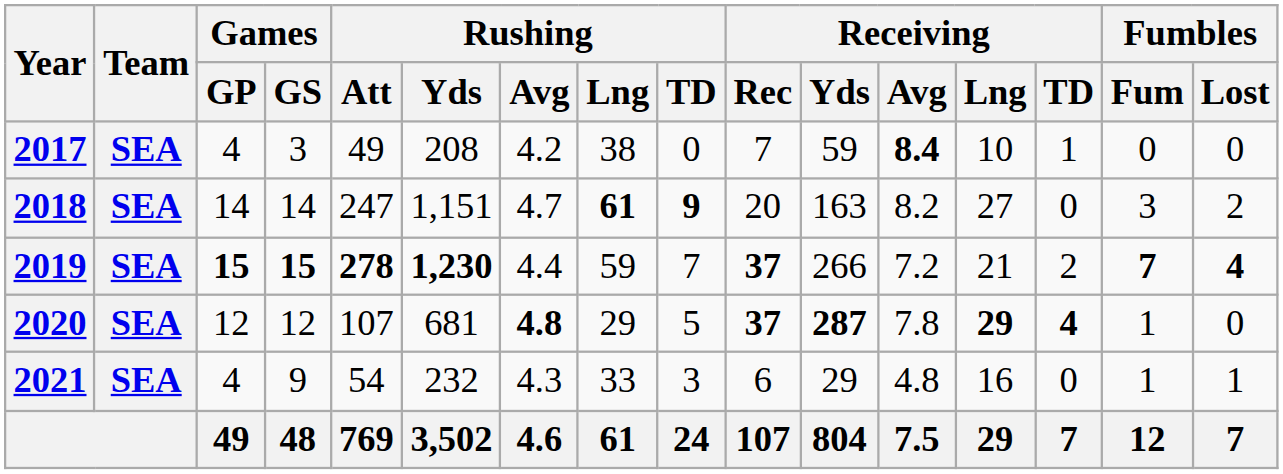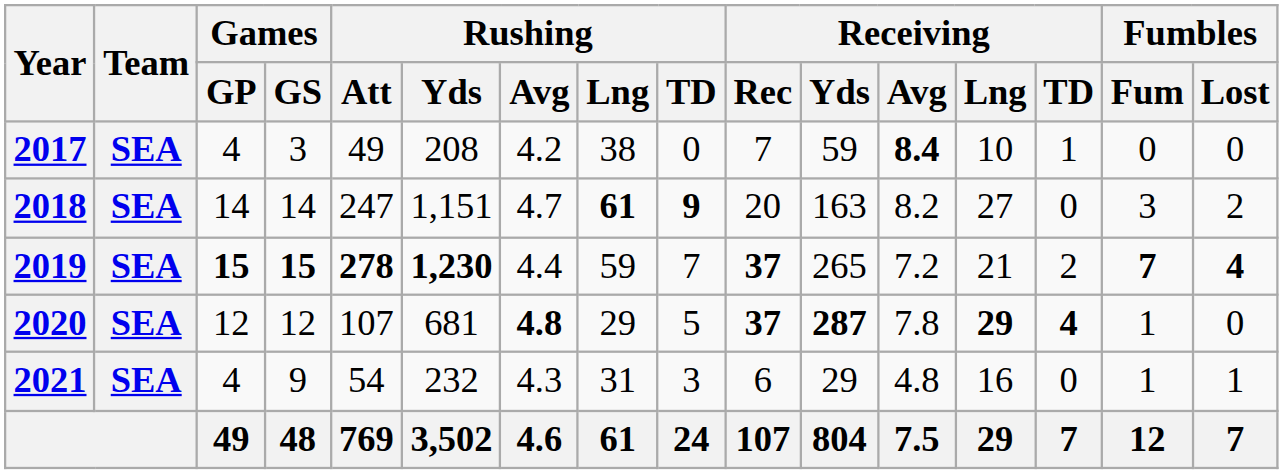(839, 264) 266 -> (839, 264) 265
(618, 380) 33 -> (618, 380) 31
